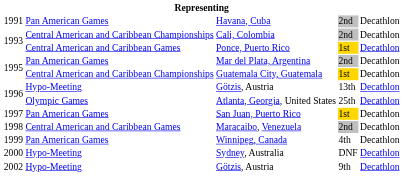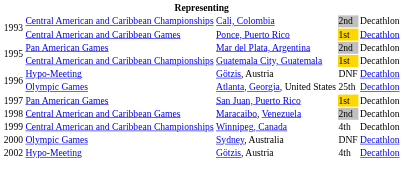- row: (13, 21)
(347, 87) 13th -> (348, 74) DNF
(67, 140) Pan American Games -> (120, 127) Central American and Caribbean Championships
(54, 153) Hypo-Meeting -> (57, 140) Olympic Games
(345, 166) 9th -> (345, 153) 4th
